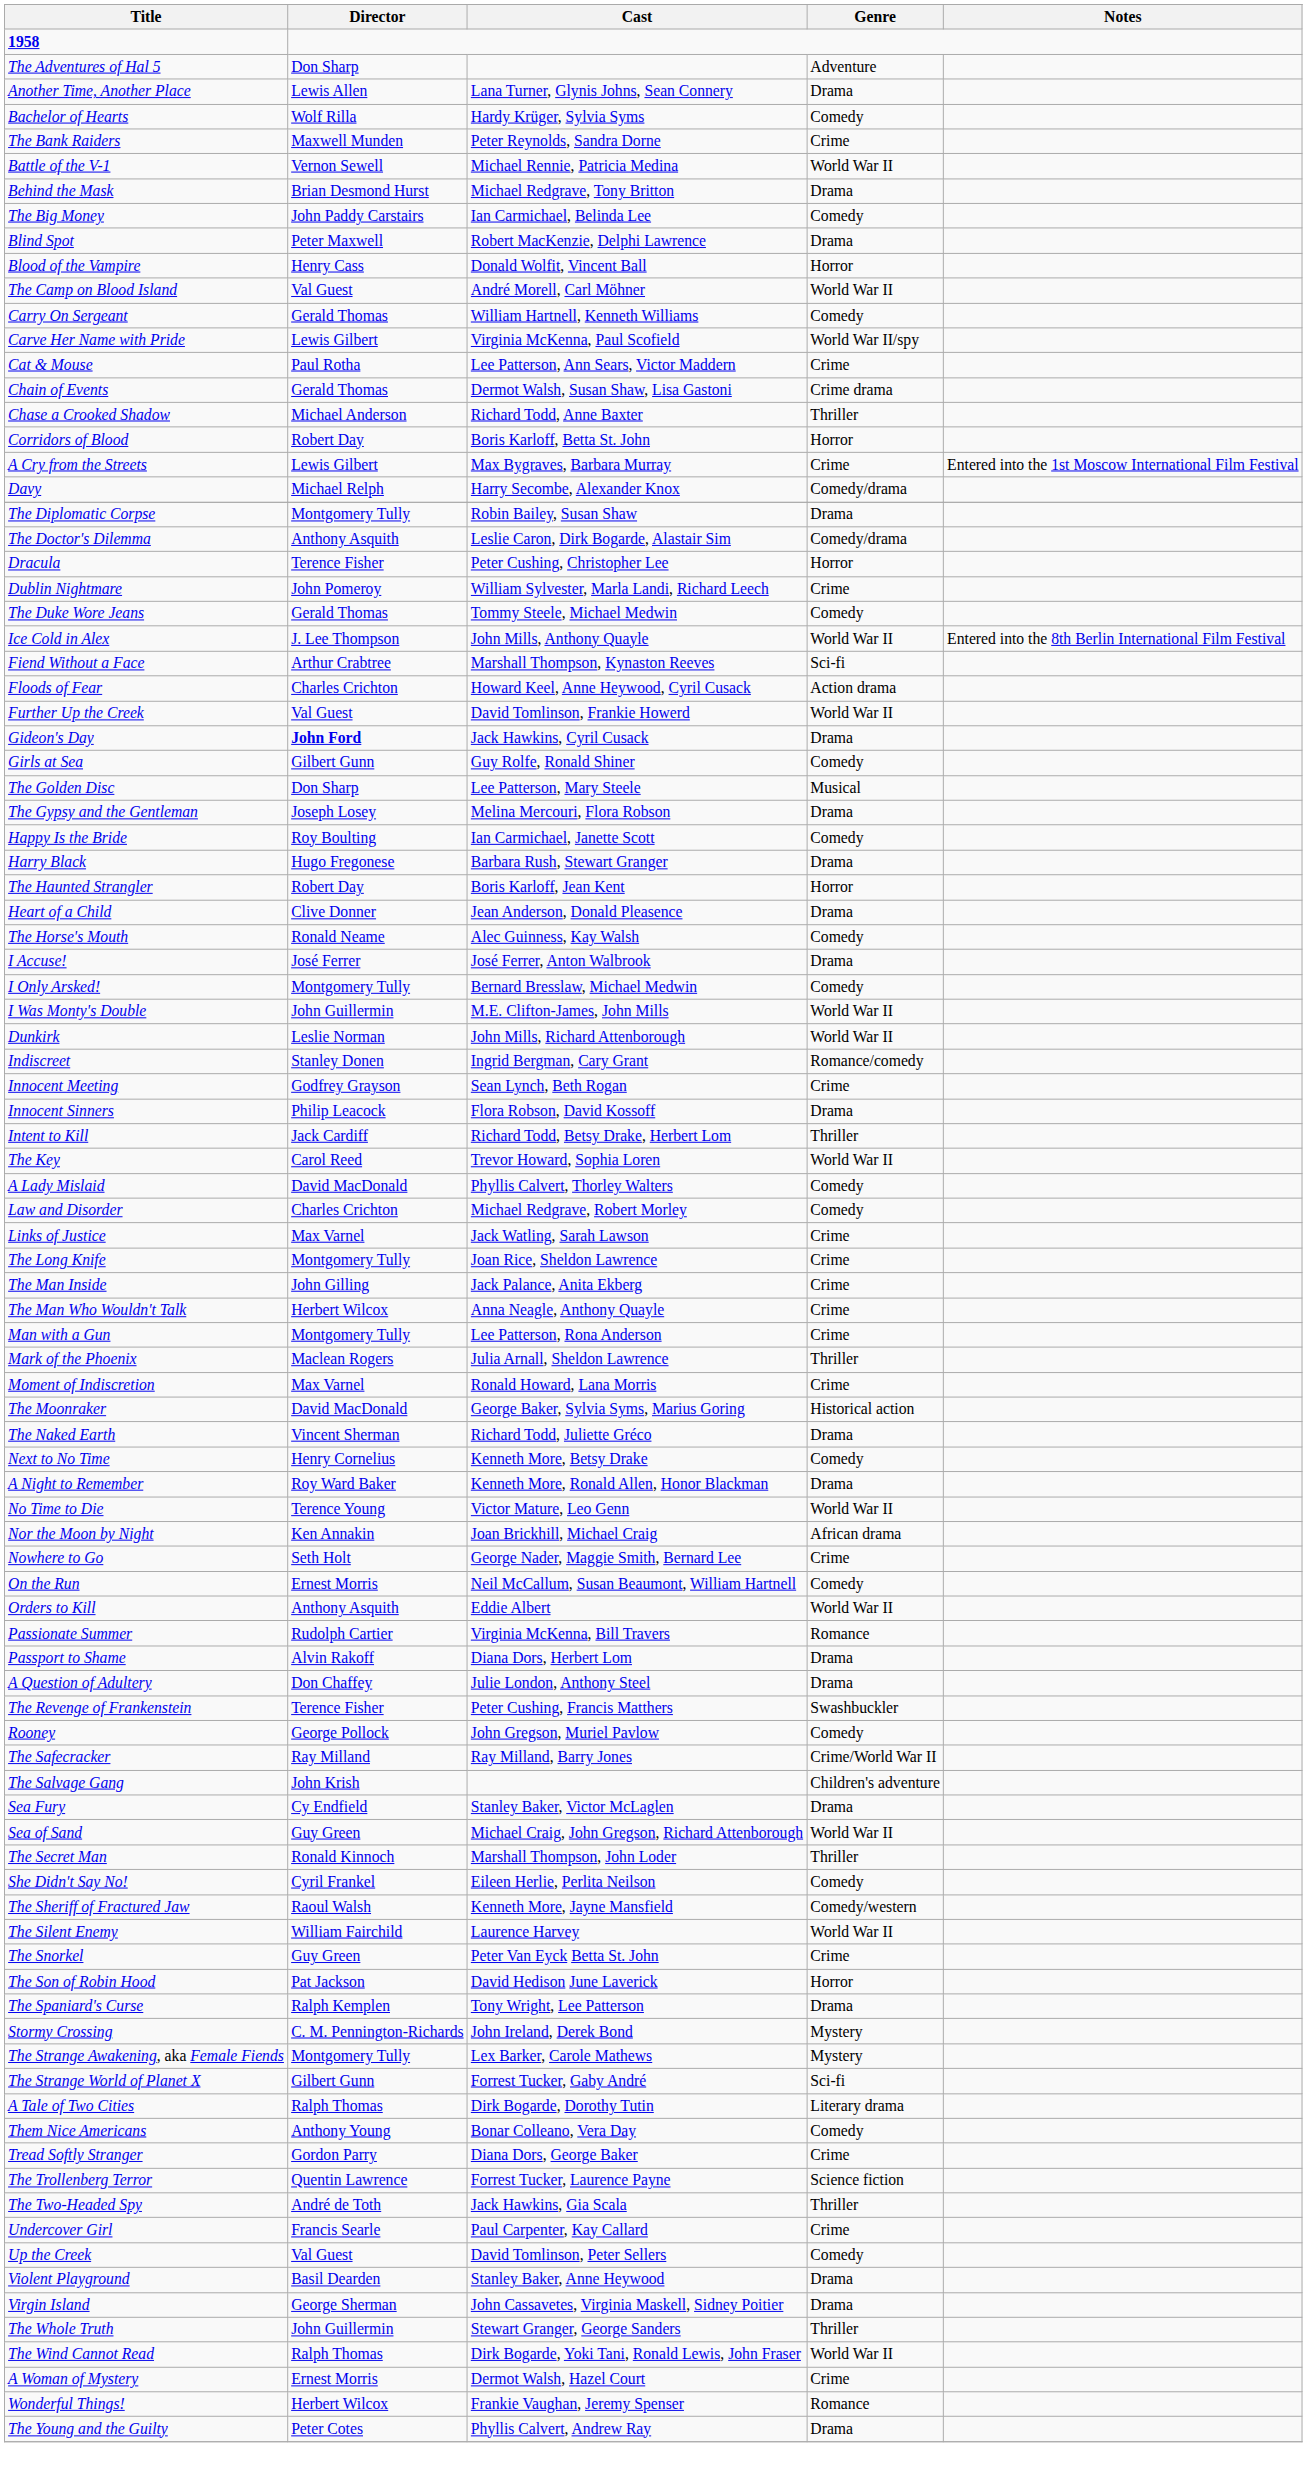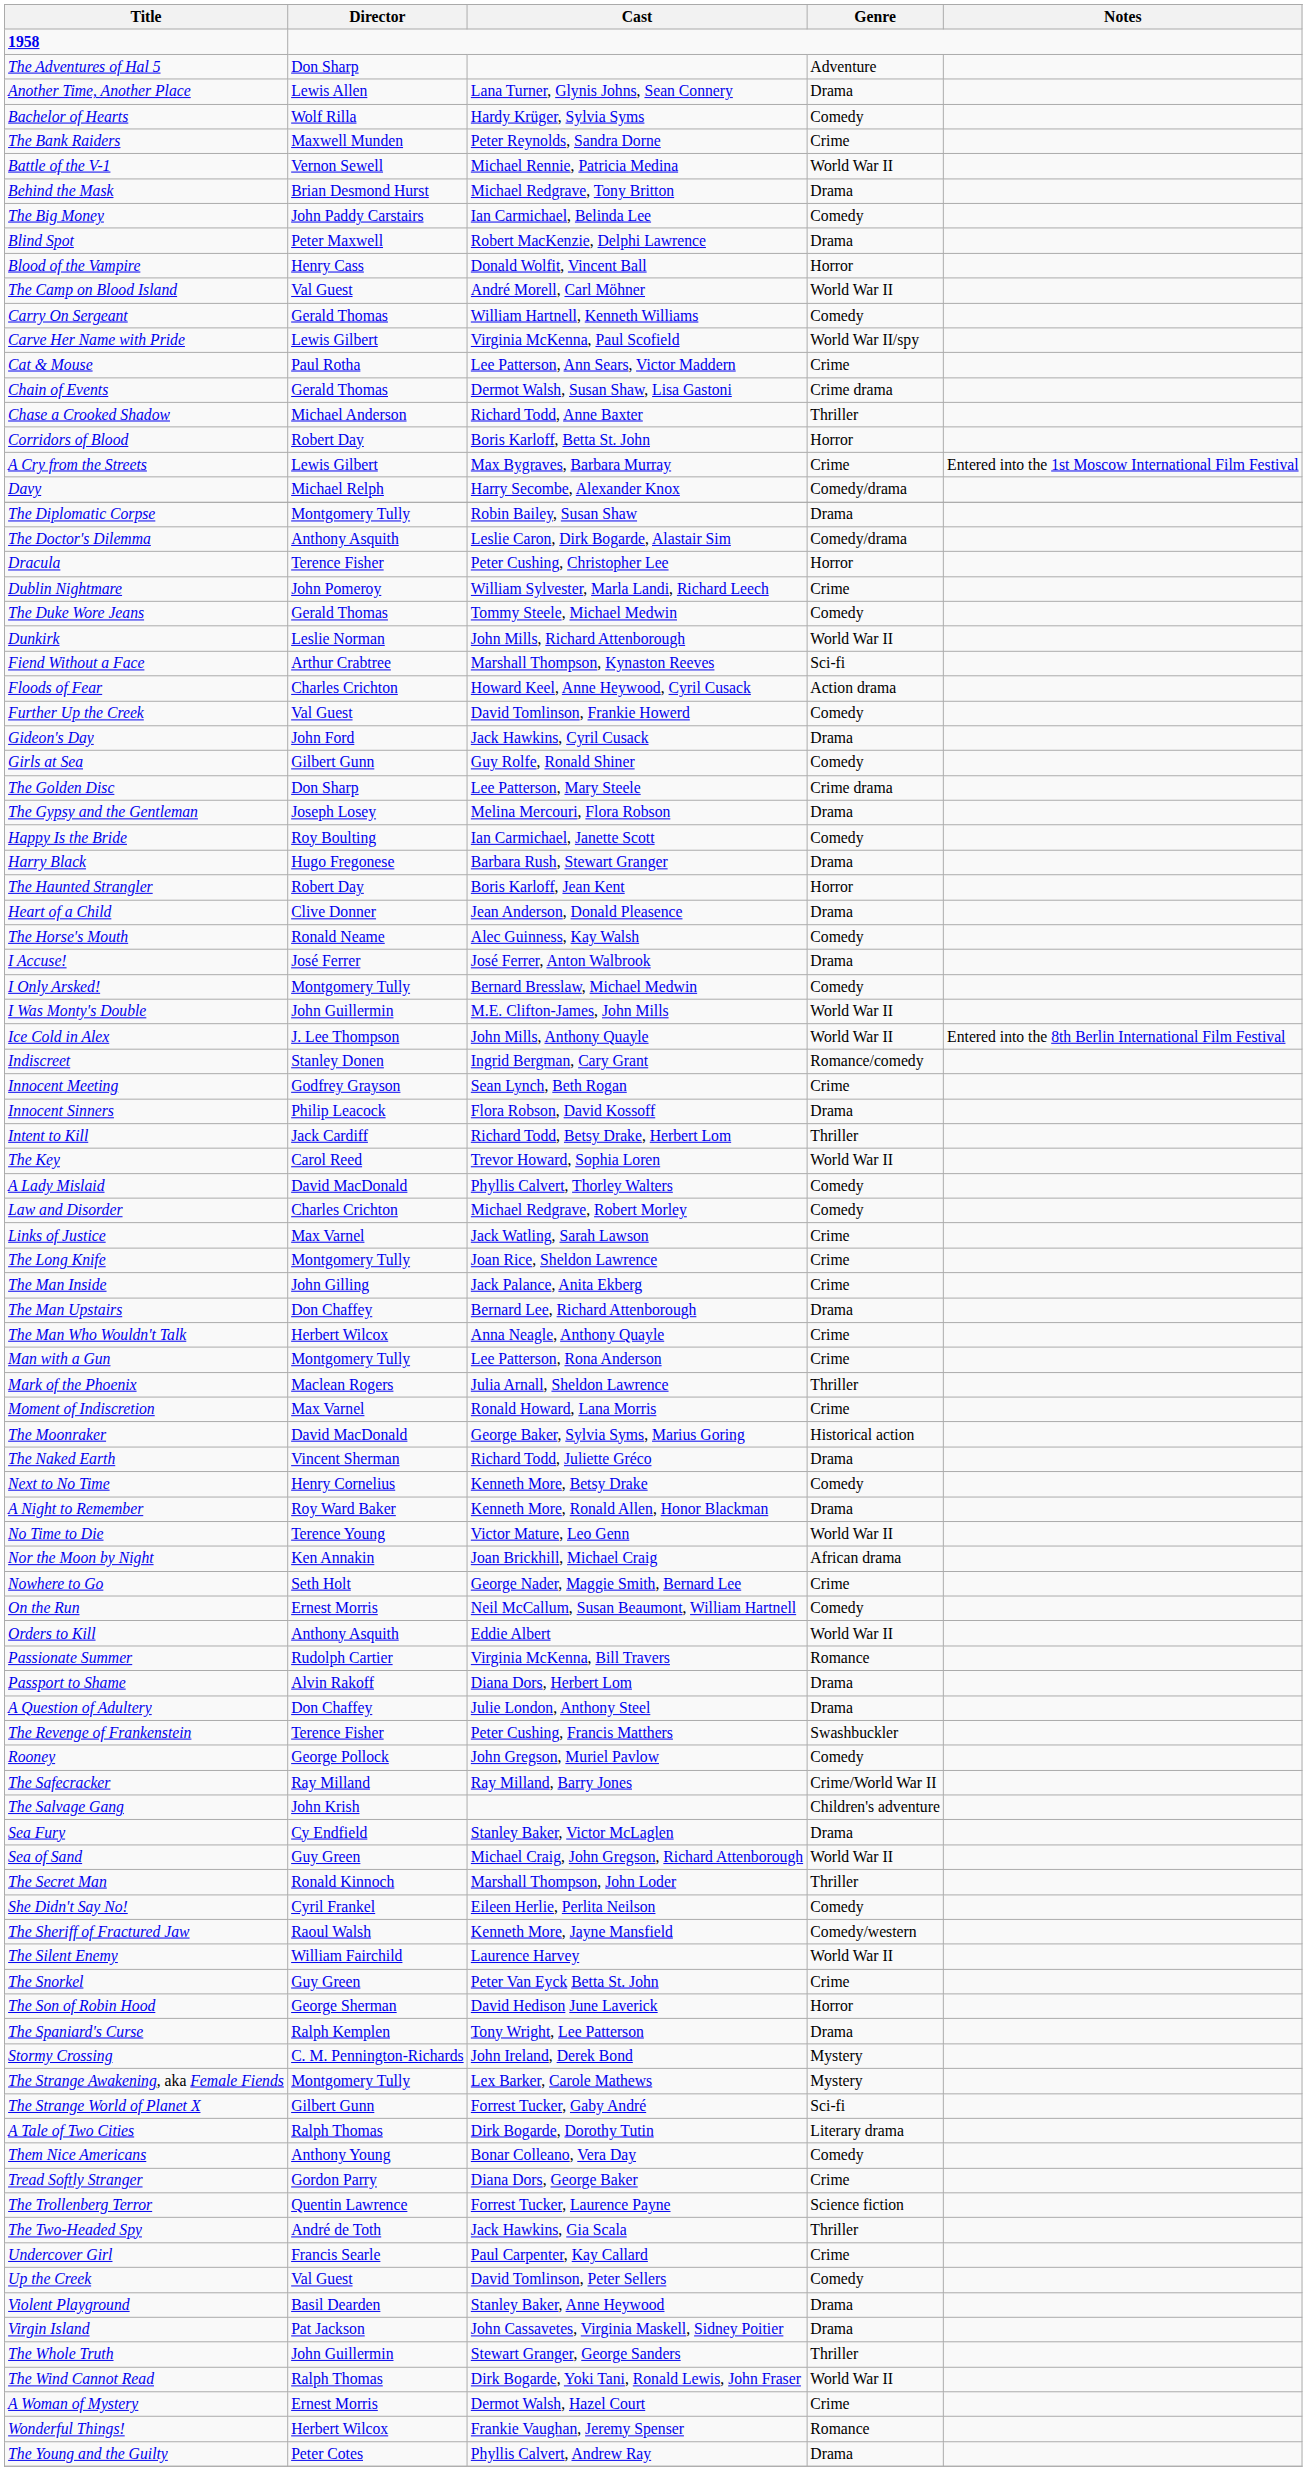rows swapped: (34, 1036) <-> (59, 638)
(852, 713) World War II -> (837, 713) Comedy
(326, 738) bold -> (323, 738) normal
(836, 787) Musical -> (851, 787) Crime drama
+ row: (65, 1310)
(328, 1981) Pat Jackson -> (344, 2006) George Sherman
(344, 2304) George Sherman -> (328, 2329) Pat Jackson
